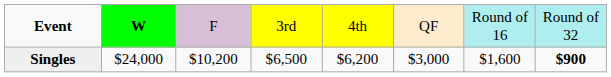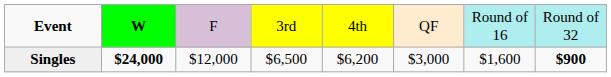(139, 59) normal -> (139, 59) bold
(213, 59) $10,200 -> (213, 59) $12,000
